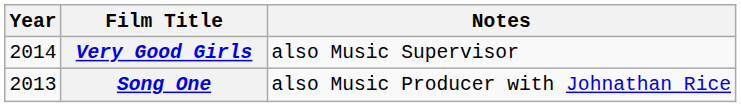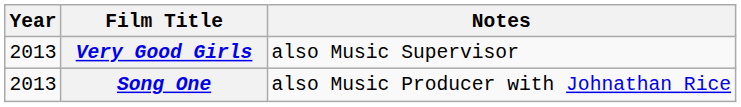(33, 53) 2014 -> (33, 53) 2013
